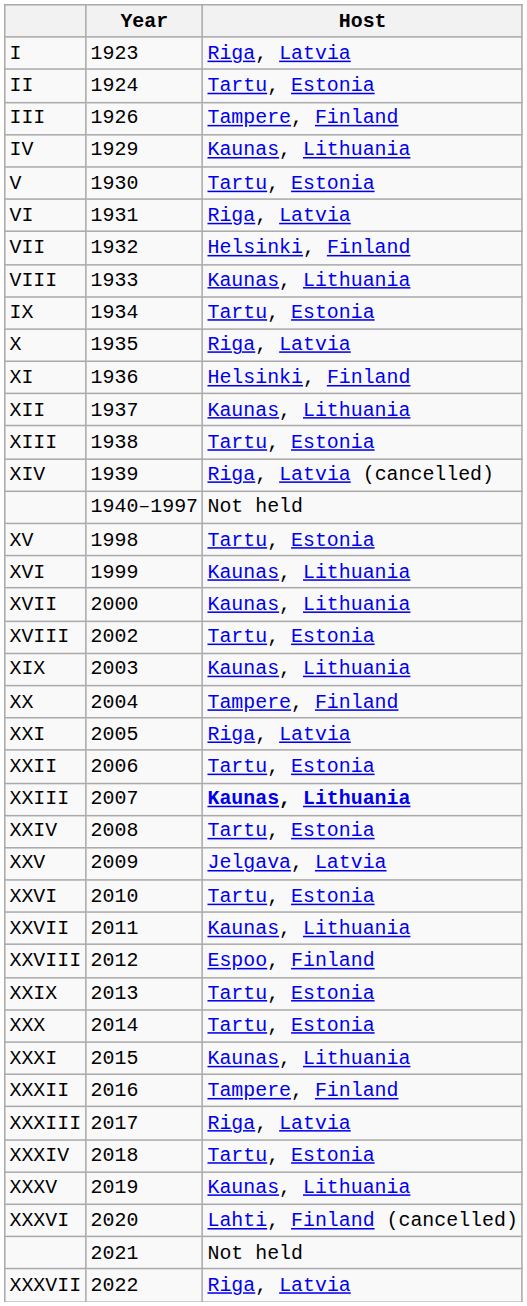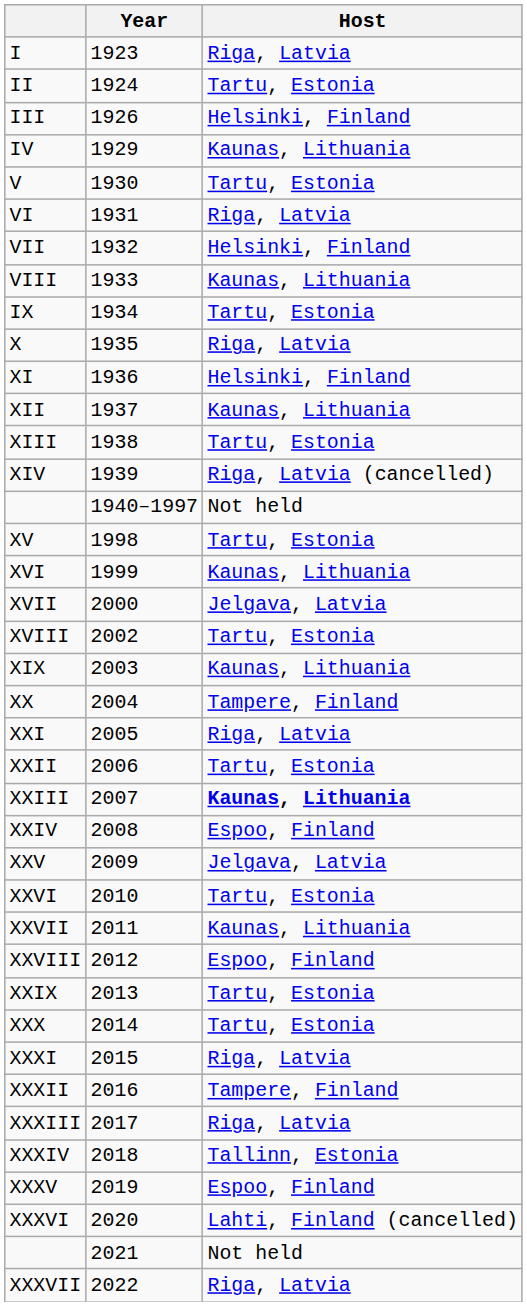(303, 118) Tampere, Finland -> (309, 118) Helsinki, Finland
(309, 604) Kaunas, Lithuania -> (297, 604) Jelgava, Latvia
(291, 831) Tartu, Estonia -> (291, 831) Espoo, Finland
(309, 1058) Kaunas, Lithuania -> (279, 1058) Riga, Latvia
(291, 1156) Tartu, Estonia -> (303, 1156) Tallinn, Estonia
(309, 1188) Kaunas, Lithuania -> (291, 1188) Espoo, Finland
